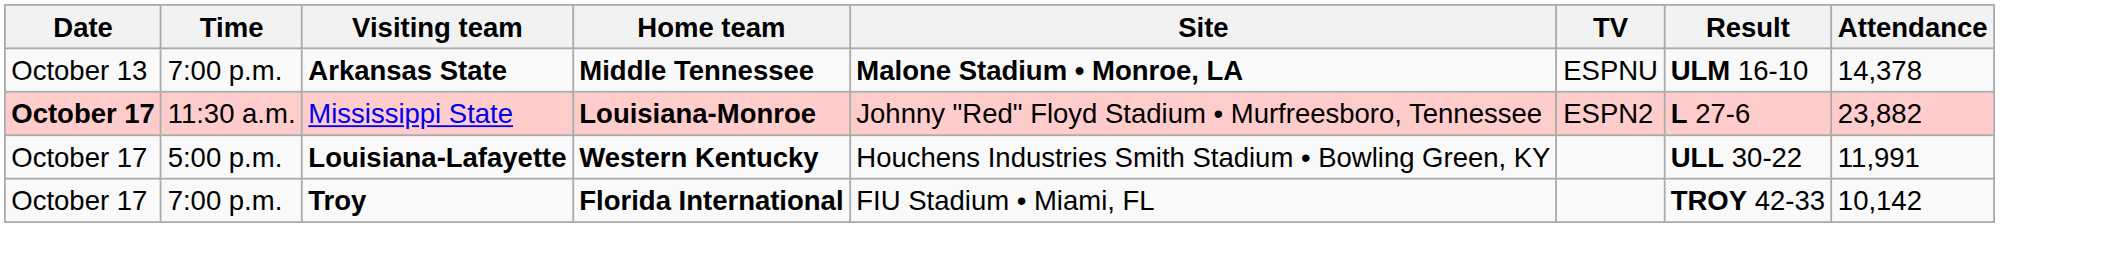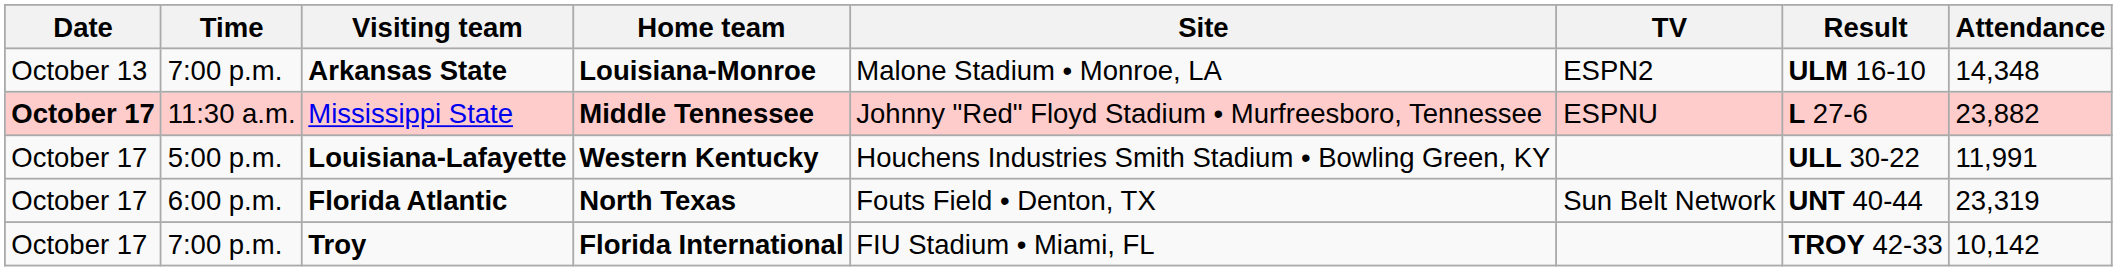(697, 70) Middle Tennessee -> (698, 70) Louisiana-Monroe
(1050, 70) bold -> (1039, 70) normal
(1611, 70) ESPNU -> (1608, 70) ESPN2
(1880, 70) 14,378 -> (1998, 70) 14,348
(698, 114) Louisiana-Monroe -> (697, 114) Middle Tennessee
(1608, 114) ESPN2 -> (1611, 114) ESPNU
+ row: (408, 201)
